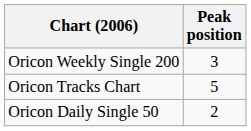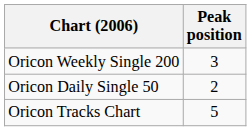rows swapped: (83, 112) <-> (74, 86)
